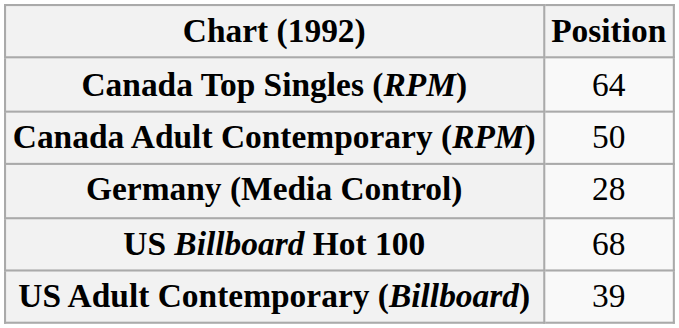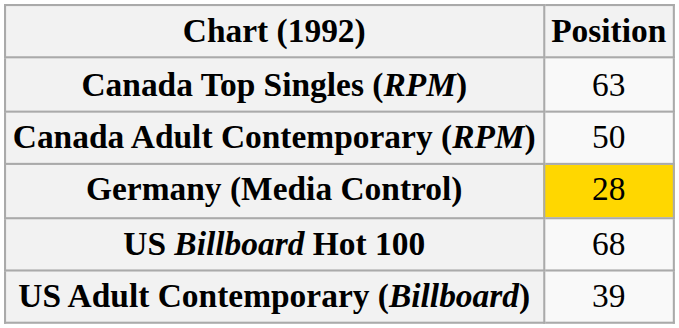(609, 84) 64 -> (609, 84) 63
(609, 190) no background -> (609, 190) gold background
